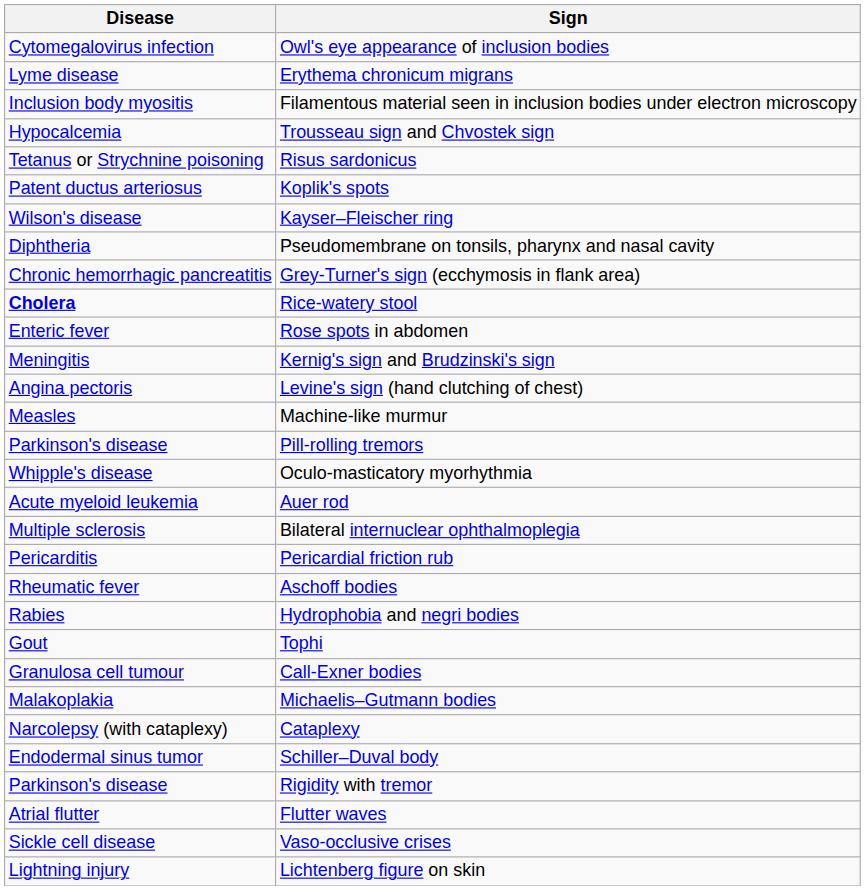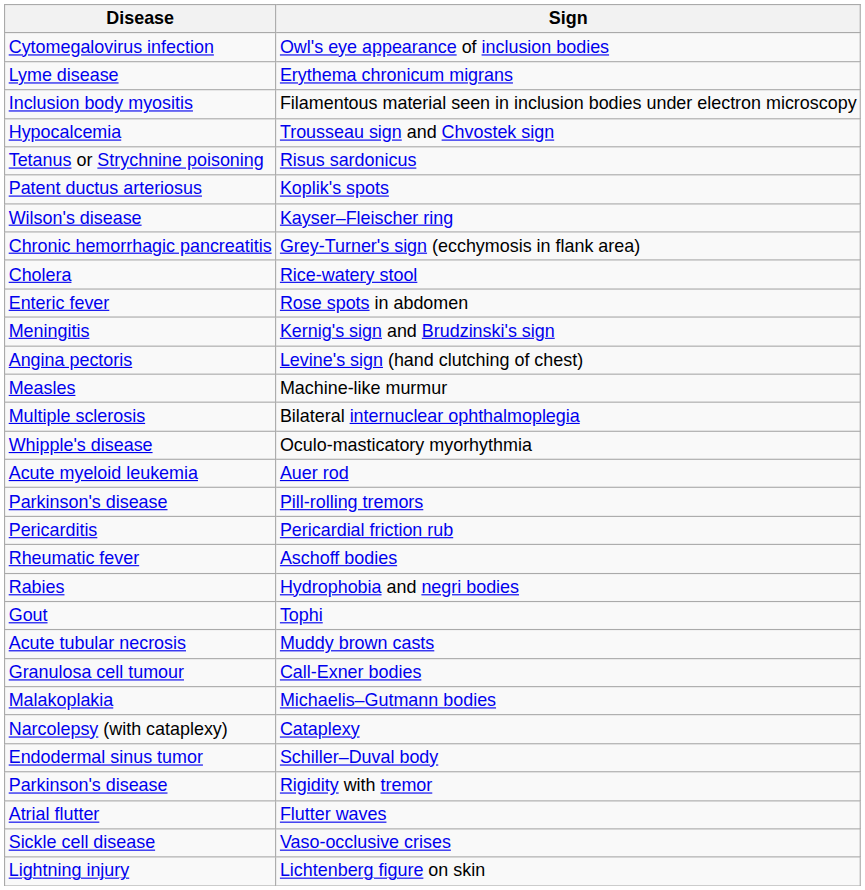- row: (497, 246)
(42, 302) bold -> (40, 274) normal
rows swapped: (352, 445) <-> (430, 530)
+ row: (357, 643)
